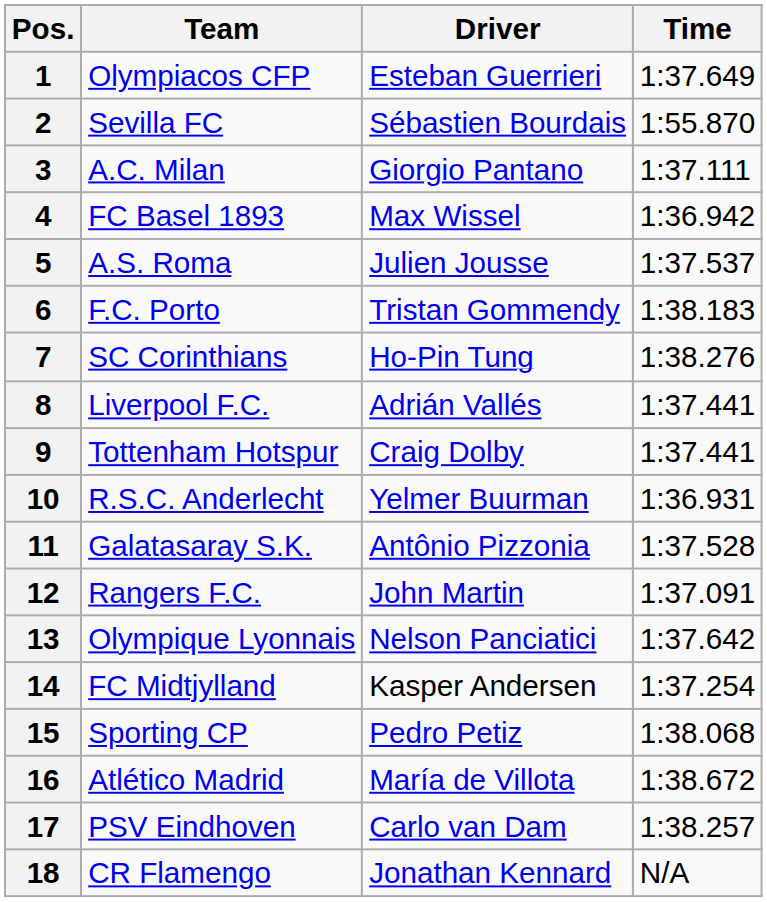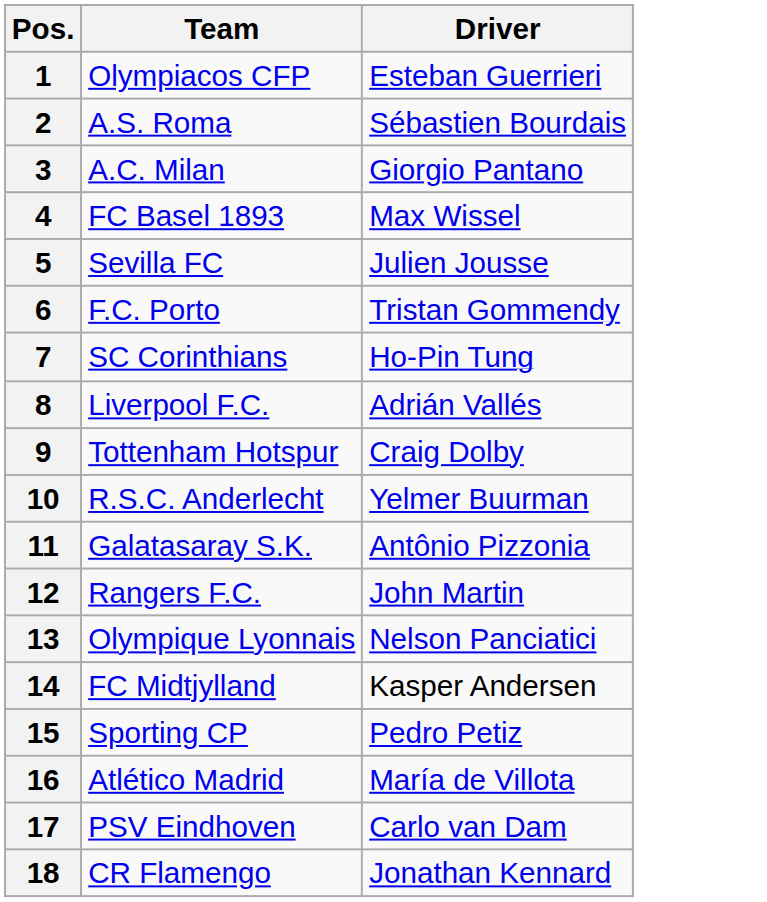- column: (697, 29)
(156, 122) Sevilla FC -> (160, 122) A.S. Roma
(160, 263) A.S. Roma -> (156, 263) Sevilla FC
